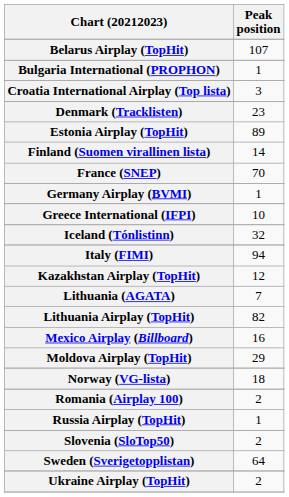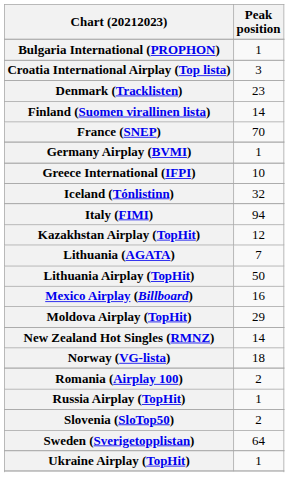- row: (119, 49)
- row: (119, 132)
(259, 317) 82 -> (259, 276) 50
+ row: (119, 337)
(259, 481) 2 -> (259, 460) 1
